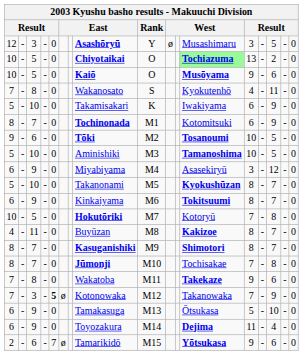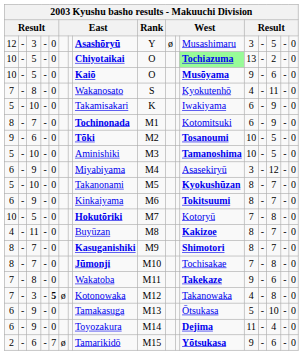(251, 295) 7 -> (251, 295) 4
(274, 295) 9 -> (274, 295) 8
